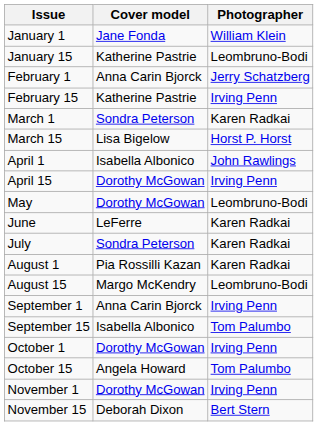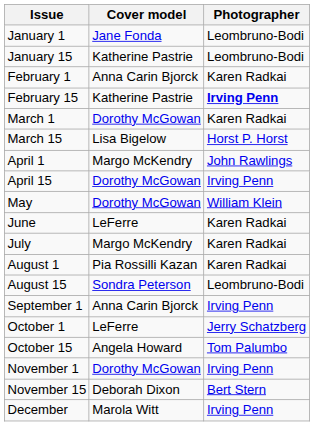(248, 35) William Klein -> (255, 35) Leombruno-Bodi
(260, 77) Jerry Schatzberg -> (247, 77) Karen Radkai
(244, 98) normal -> (243, 98) bold
(145, 118) Sondra Peterson -> (147, 118) Dorothy McGowan
(145, 160) Isabella Albonico -> (142, 160) Margo McKendry
(259, 202) Leombruno-Bodi -> (244, 202) William Klein
(145, 243) Sondra Peterson -> (142, 243) Margo McKendry
(146, 285) Margo McKendry -> (141, 285) Sondra Peterson
- row: (49, 327)
(150, 347) Dorothy McGowan -> (115, 327) LeFerre
(244, 347) Irving Penn -> (257, 327) Jerry Schatzberg
+ row: (38, 410)
